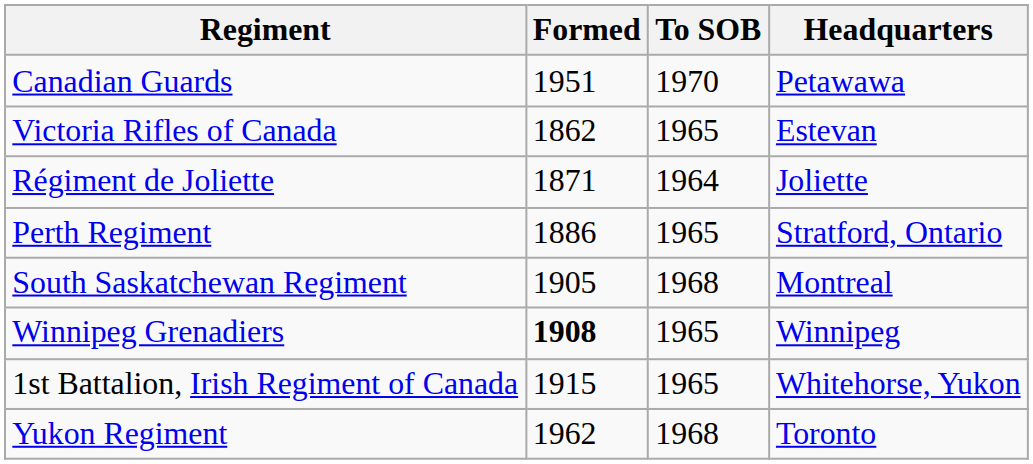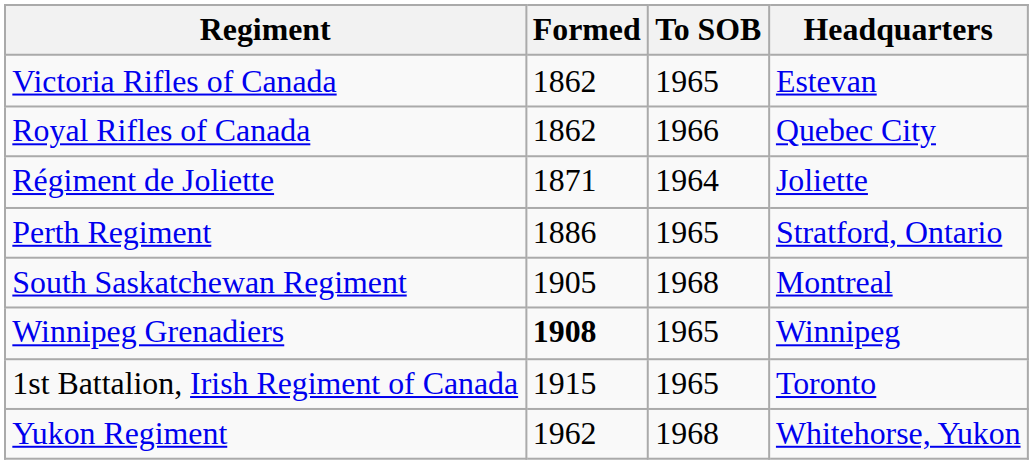- row: (122, 80)
+ row: (161, 130)
(898, 383) Whitehorse, Yukon -> (826, 383) Toronto
(826, 433) Toronto -> (898, 433) Whitehorse, Yukon
